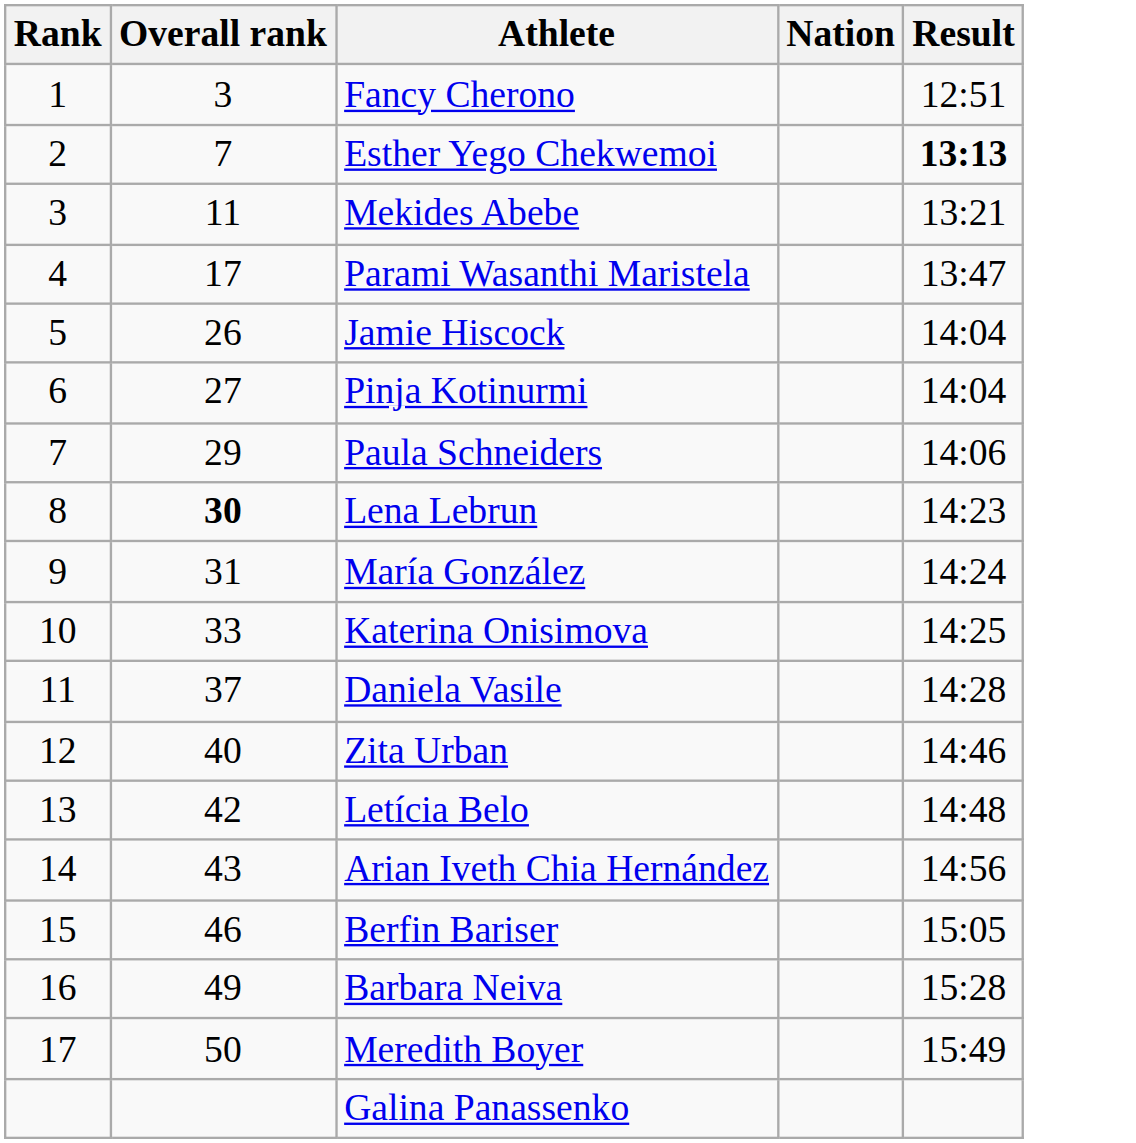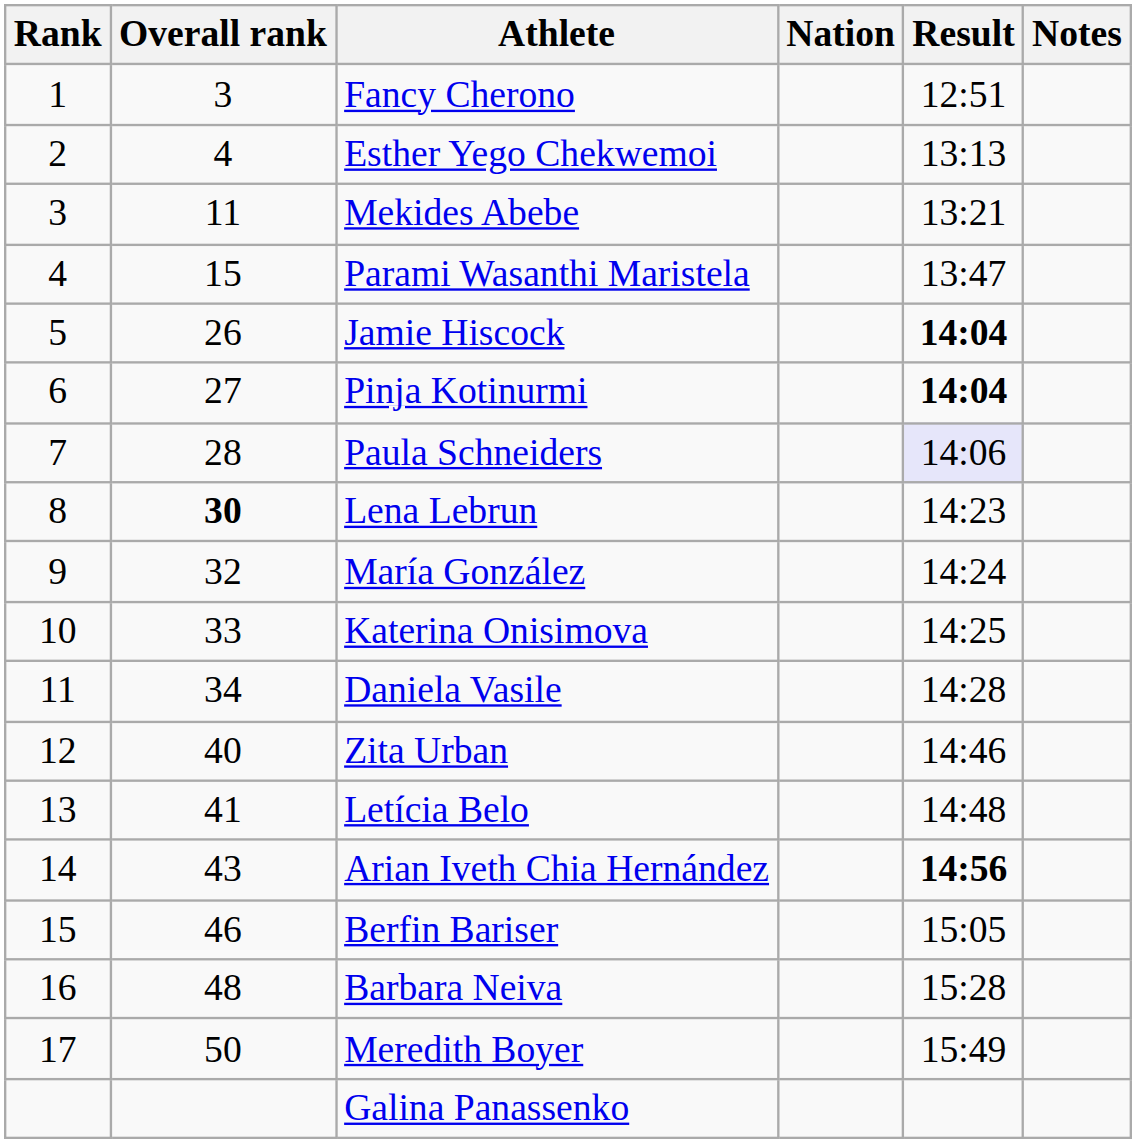+ column: (1077, 34)
(223, 153) 7 -> (223, 153) 4
(964, 153) bold -> (964, 153) normal
(223, 272) 17 -> (223, 272) 15
(964, 332) normal -> (964, 332) bold
(964, 392) normal -> (964, 392) bold
(223, 451) 29 -> (223, 451) 28
(964, 451) no background -> (964, 451) lavender background
(223, 570) 31 -> (223, 570) 32
(223, 690) 37 -> (223, 690) 34
(223, 809) 42 -> (223, 809) 41
(964, 869) normal -> (964, 869) bold
(223, 988) 49 -> (223, 988) 48
